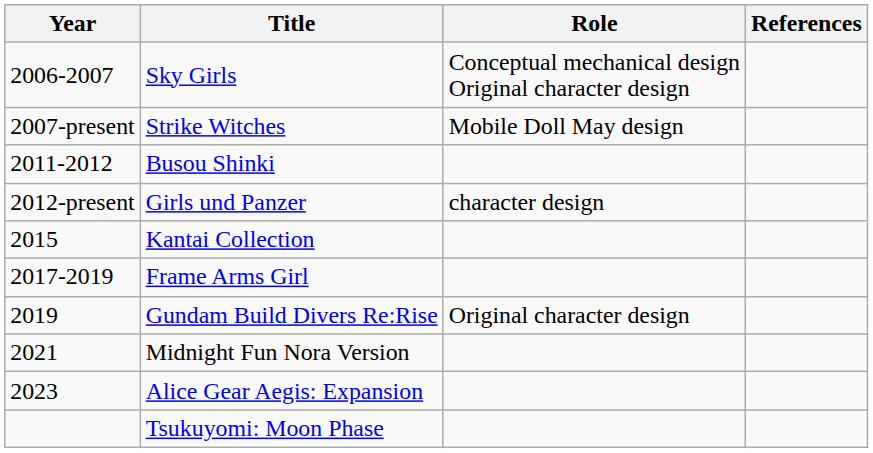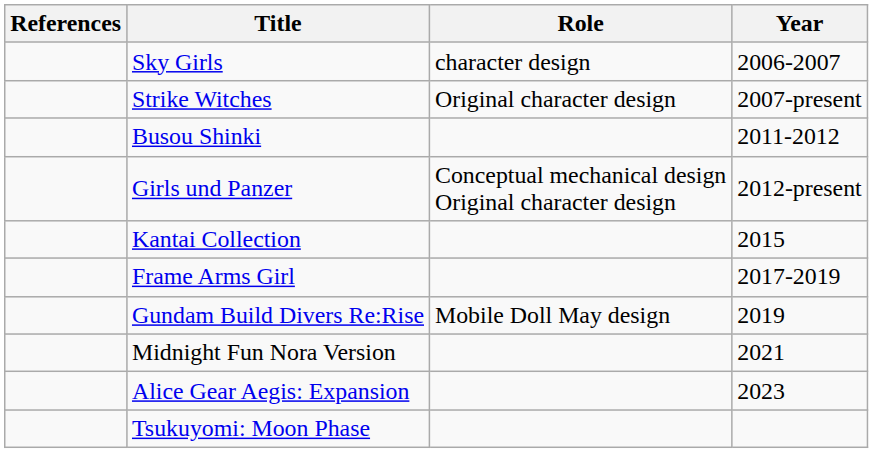columns swapped: (72, 23) <-> (806, 23)
(594, 74) Conceptual mechanical design Original character design -> (513, 61) character design
(566, 125) Mobile Doll May design -> (555, 99) Original character design
(526, 201) character design -> (581, 188) Conceptual mechanical design Original character design
(569, 314) Original character design -> (553, 314) Mobile Doll May design
